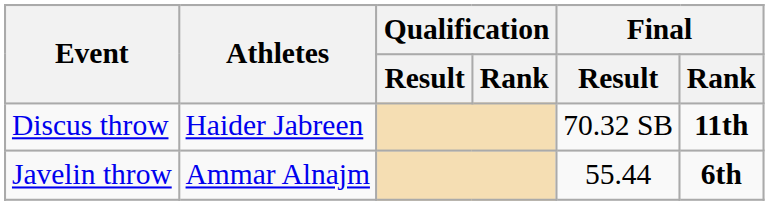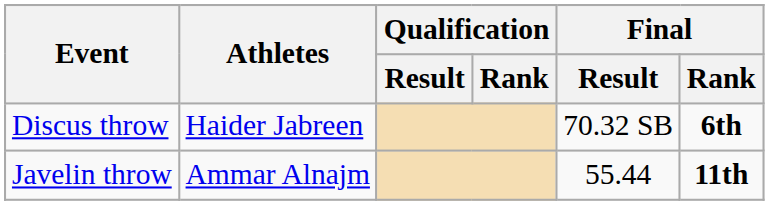(721, 126) 11th -> (721, 126) 6th
(721, 175) 6th -> (721, 175) 11th
